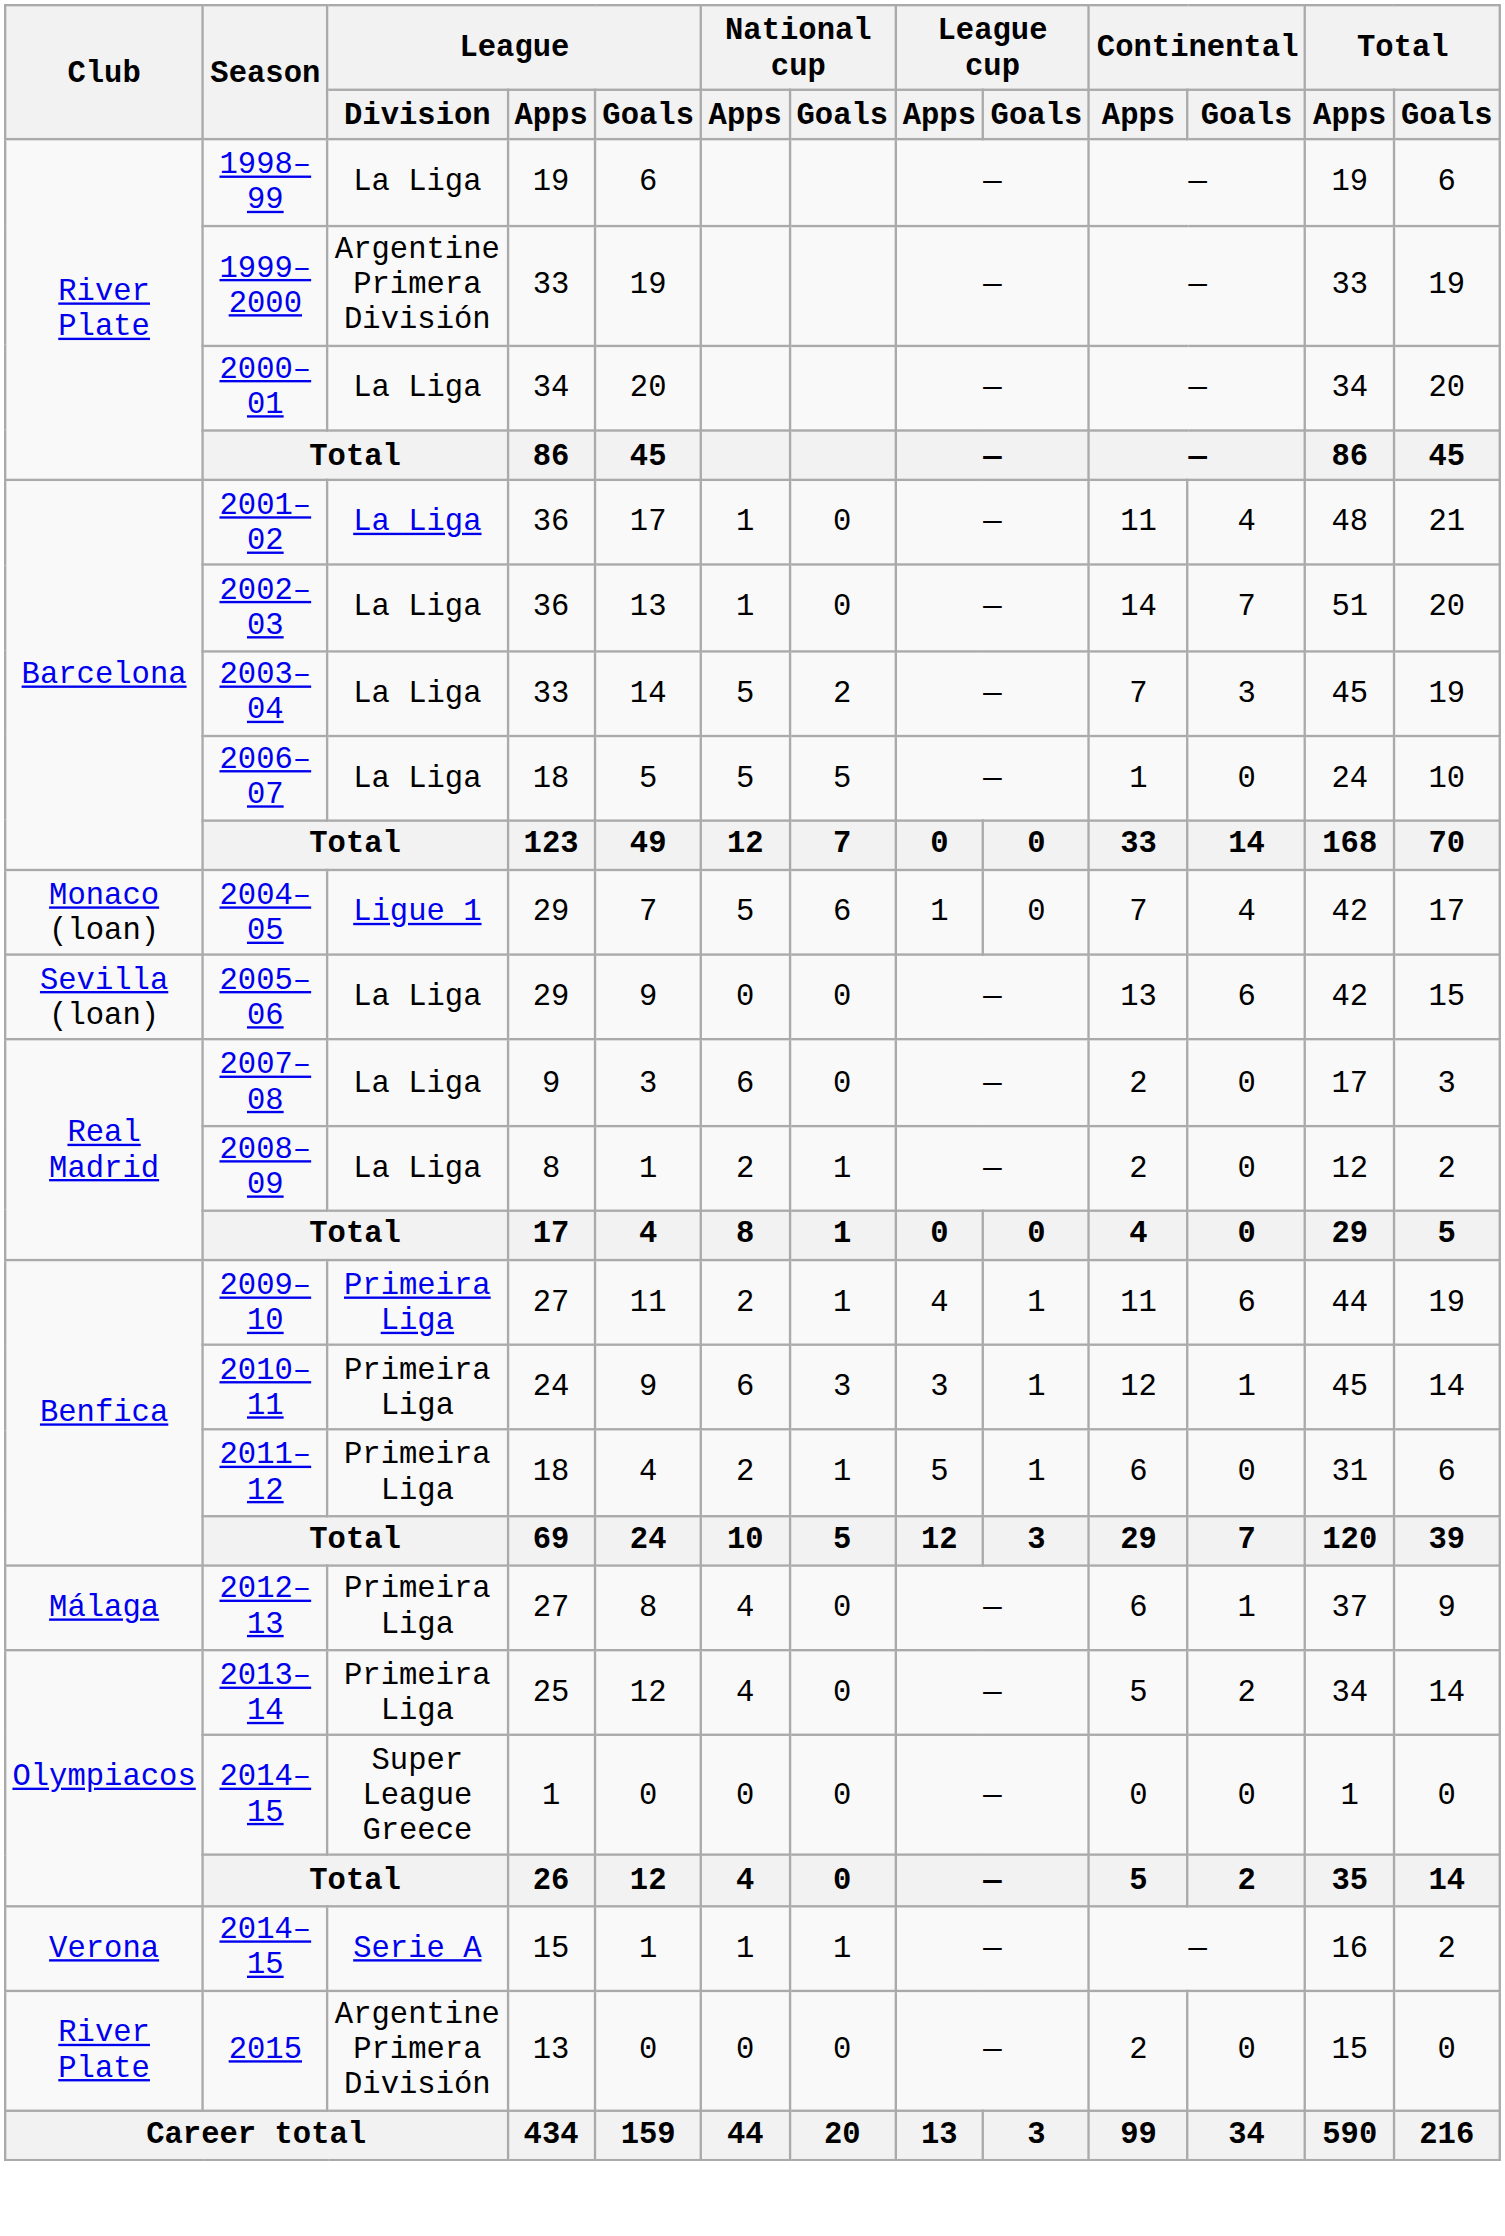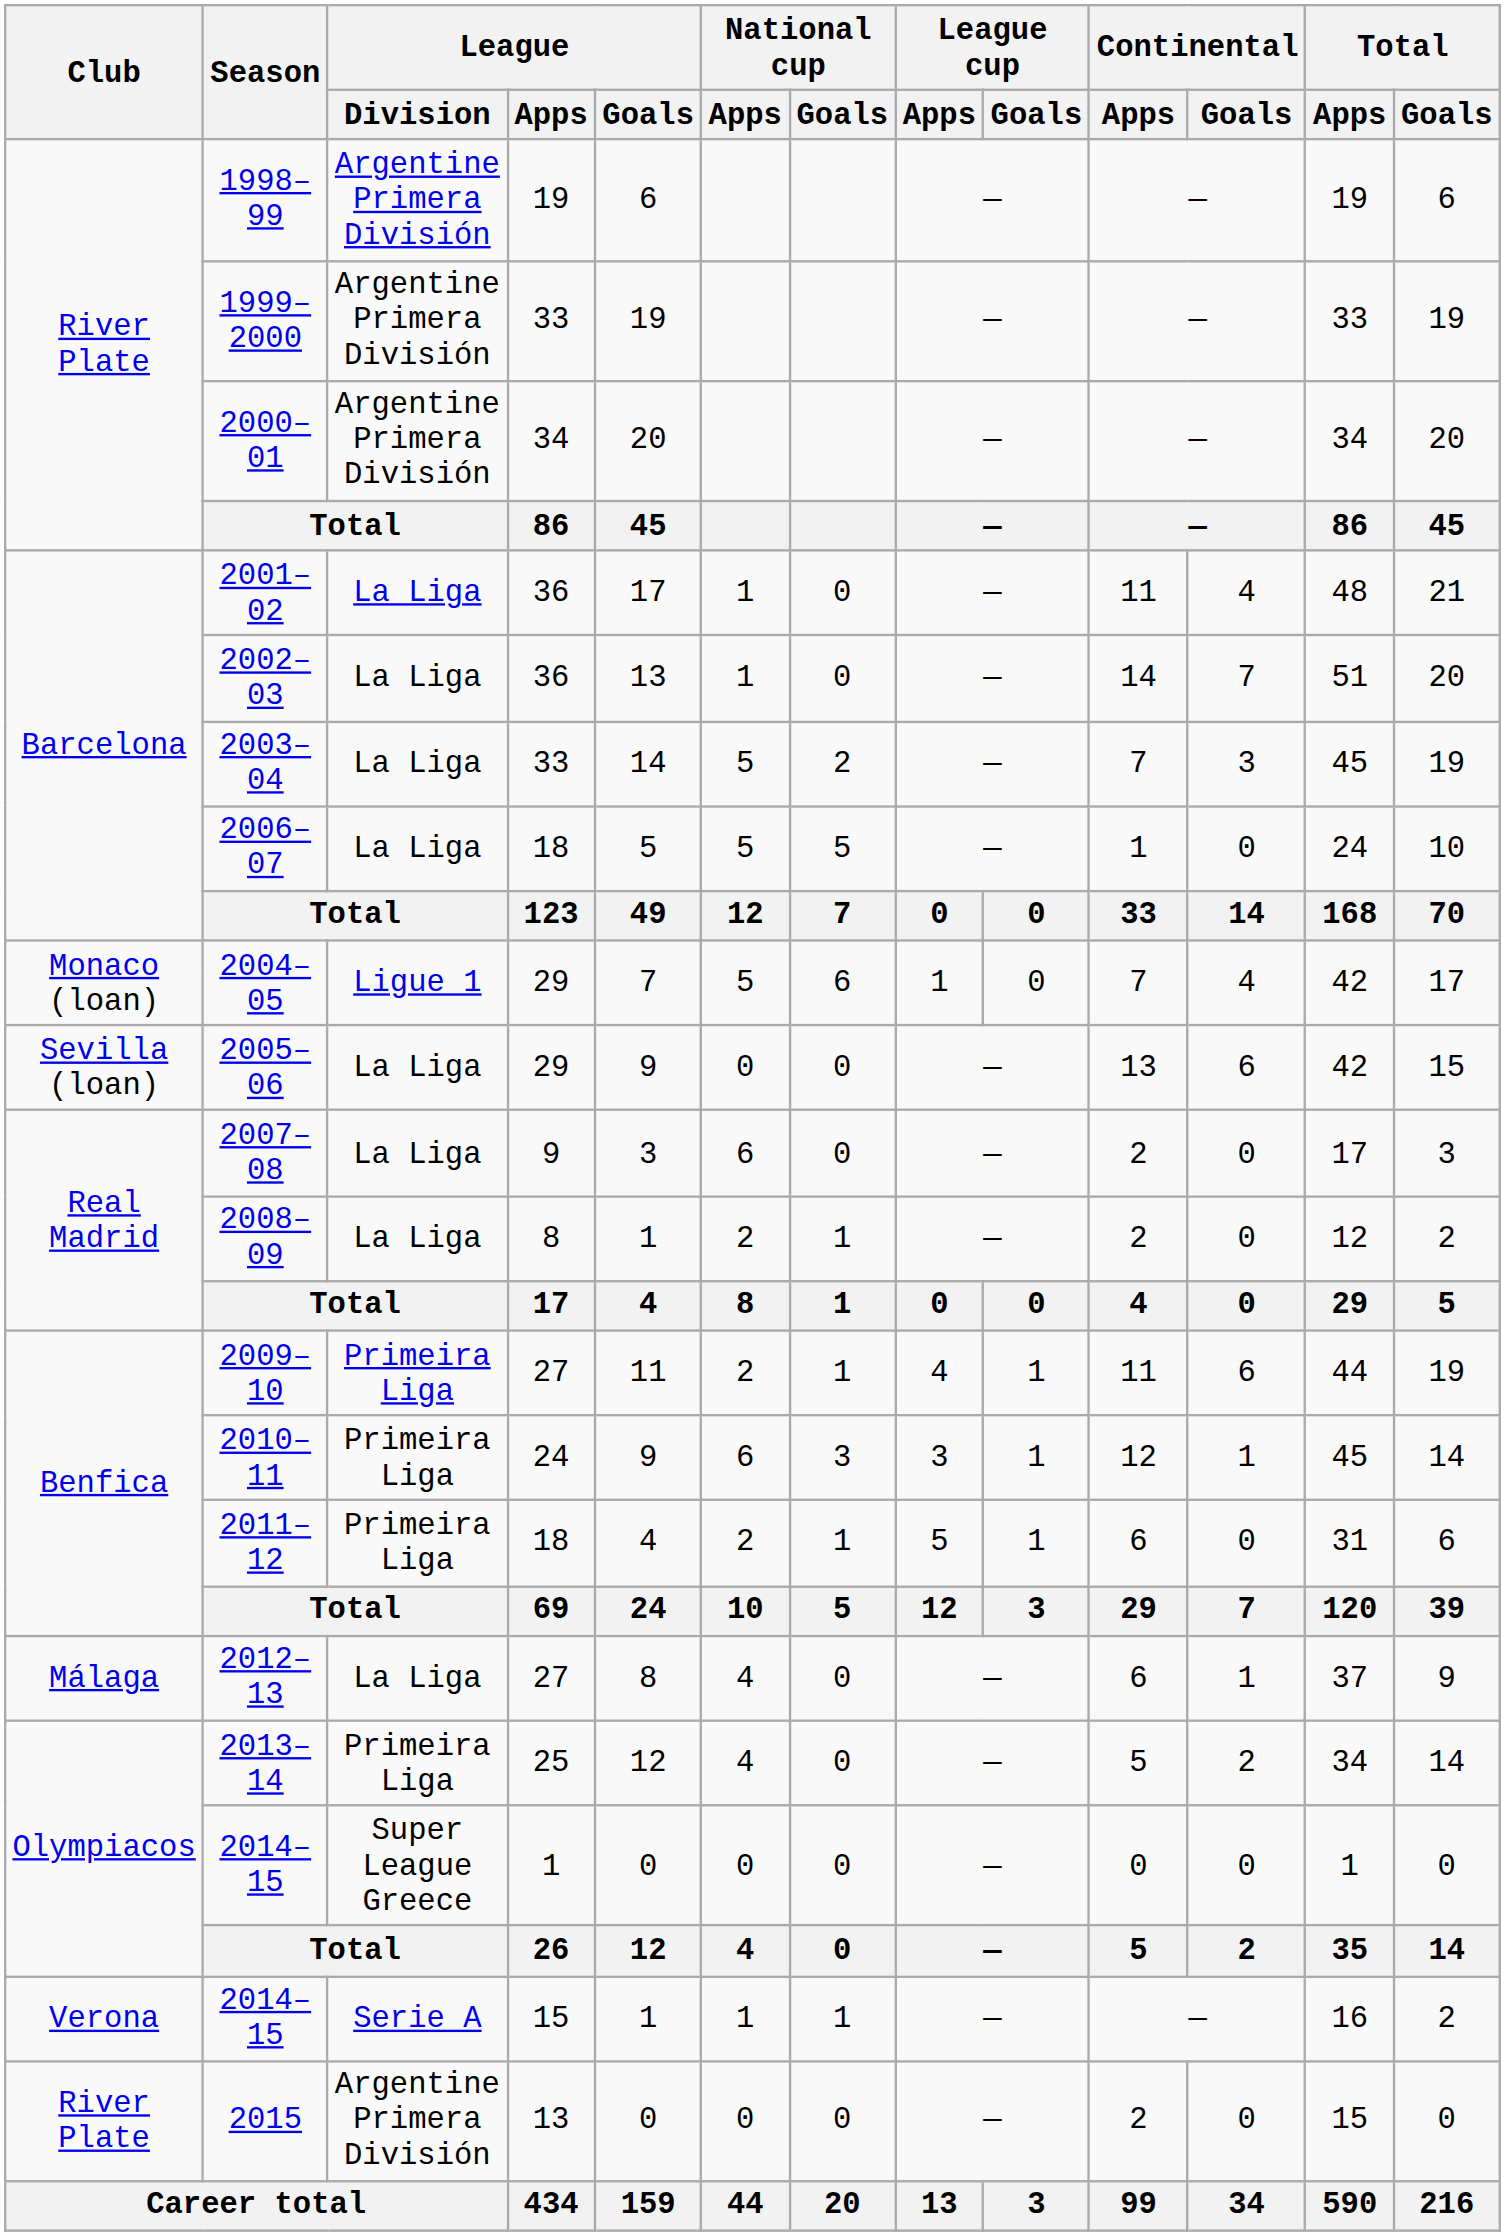(417, 183) La Liga -> (417, 200) Argentine Primera División
(417, 388) La Liga -> (417, 441) Argentine Primera División
(417, 1608) Primeira Liga -> (417, 1678) La Liga
